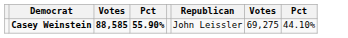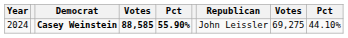+ column: (18, 12)
